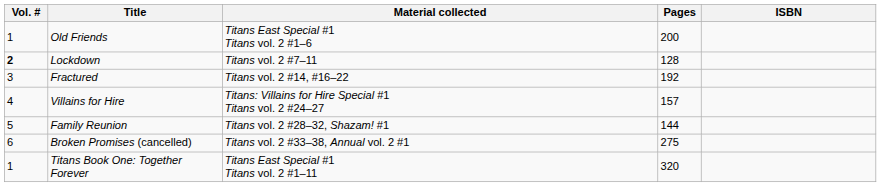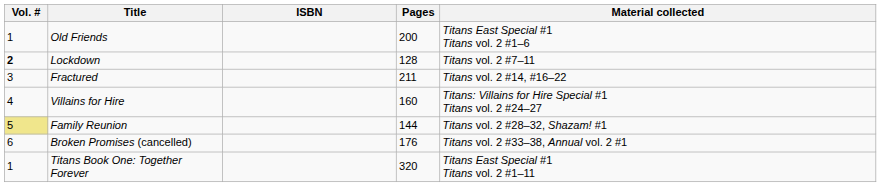columns swapped: (440, 13) <-> (789, 13)
(670, 78) 192 -> (408, 78) 211
(670, 101) 157 -> (408, 101) 160
(10, 125) no background -> (10, 125) khaki background
(670, 143) 275 -> (408, 143) 176
